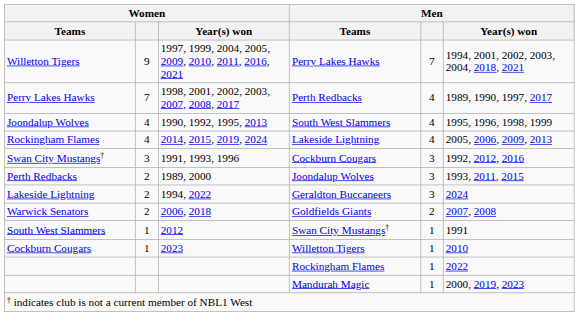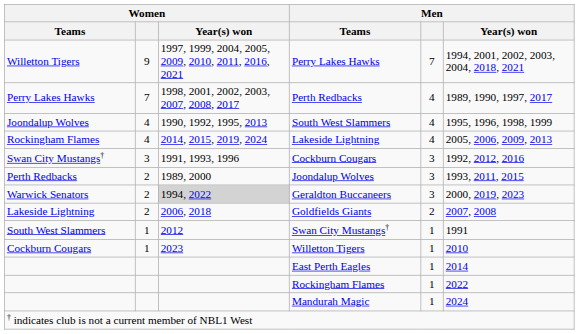(51, 194) Lakeside Lightning -> (48, 194) Warwick Senators
(186, 194) no background -> (186, 194) lightgrey background
(457, 194) 2024 -> (485, 194) 2000, 2019, 2023
(48, 212) Warwick Senators -> (51, 212) Lakeside Lightning
+ row: (331, 266)
(485, 284) 2000, 2019, 2023 -> (457, 301) 2024
